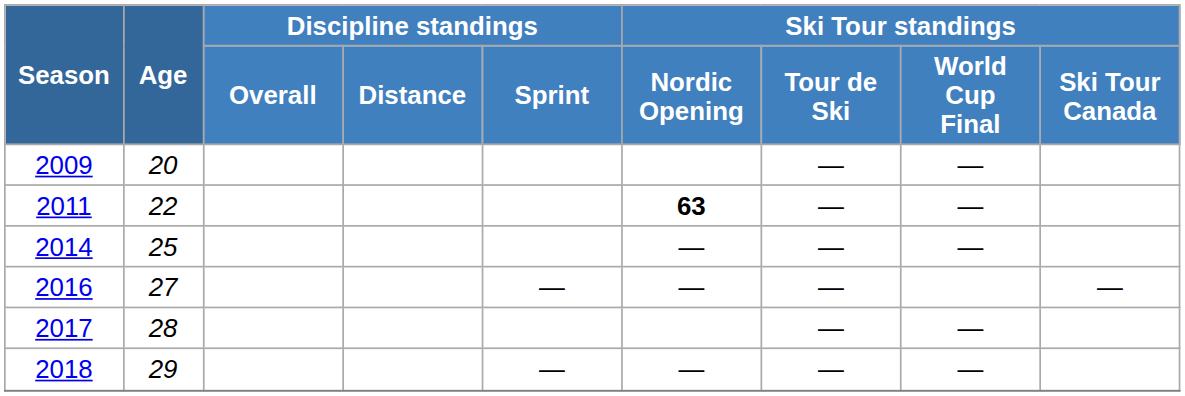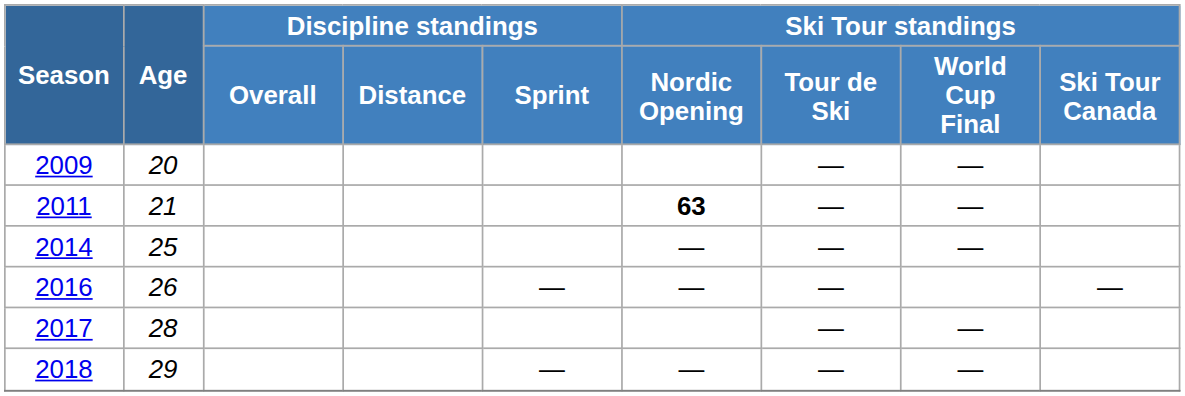(163, 206) 22 -> (163, 206) 21
(163, 288) 27 -> (163, 288) 26
